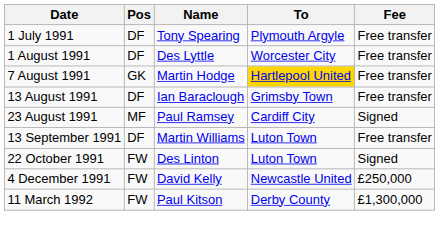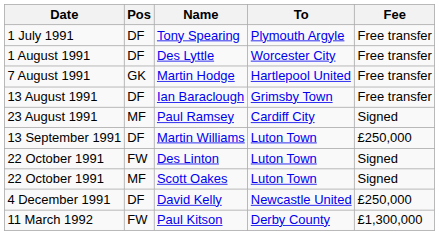(301, 76) gold background -> (301, 76) no background
(395, 138) Free transfer -> (385, 138) £250,000
+ row: (192, 179)
(137, 179) FW -> (136, 199) DF
